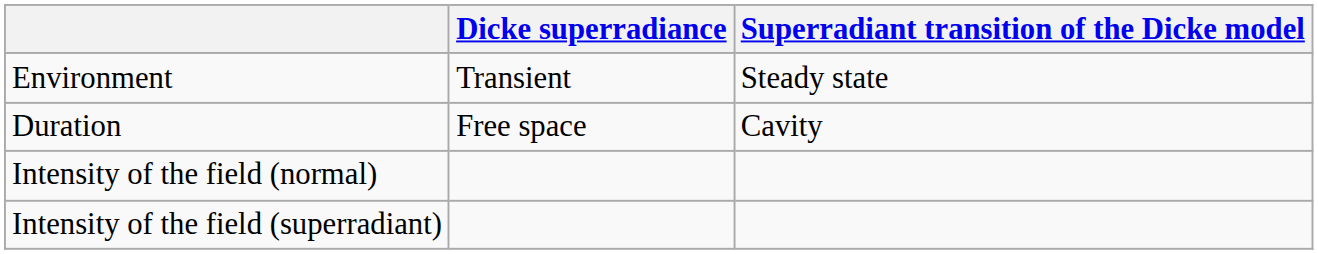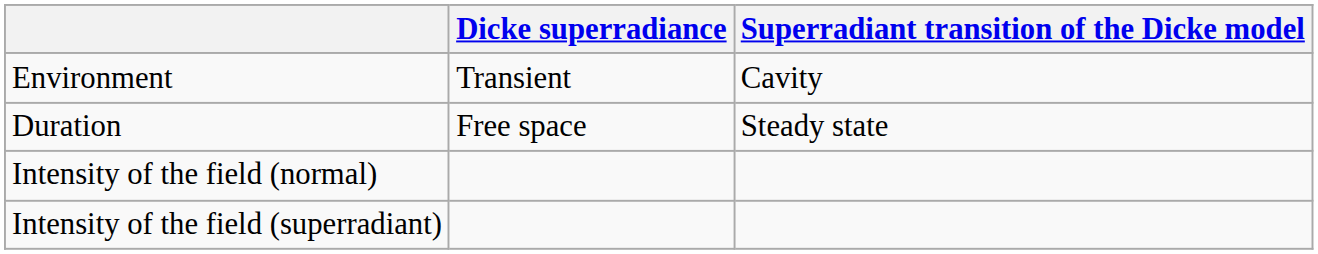(815, 77) Steady state -> (782, 77) Cavity
(782, 126) Cavity -> (815, 126) Steady state
